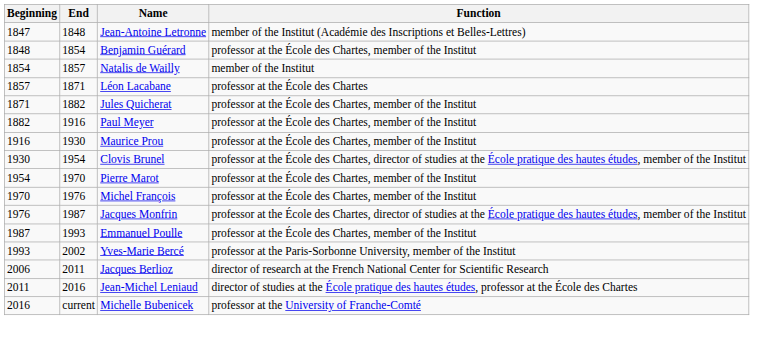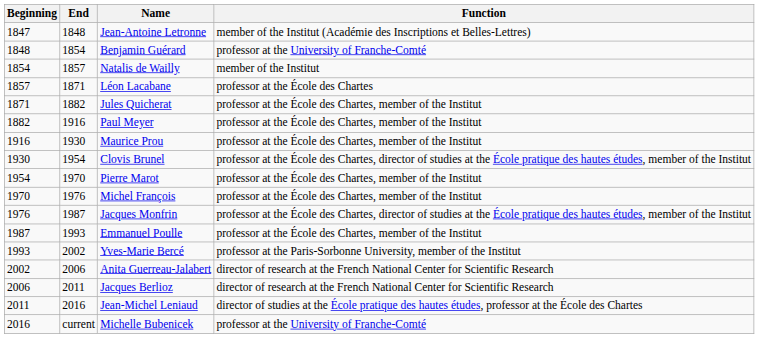(344, 50) professor at the École des Chartes, member of the Institut -> (321, 50) professor at the University of Franche-Comté
+ row: (156, 269)
